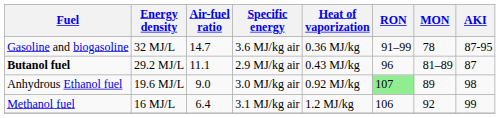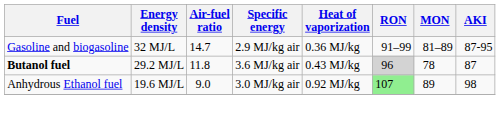(267, 46) 3.6 MJ/kg air -> (267, 46) 2.9 MJ/kg air
(426, 46) 78 -> (435, 46) 81–89
(200, 65) 11.1 -> (200, 65) 11.8
(267, 65) 2.9 MJ/kg air -> (267, 65) 3.6 MJ/kg air
(384, 65) no background -> (384, 65) lightgrey background
(435, 65) 81–89 -> (426, 65) 78
- row: (41, 103)
